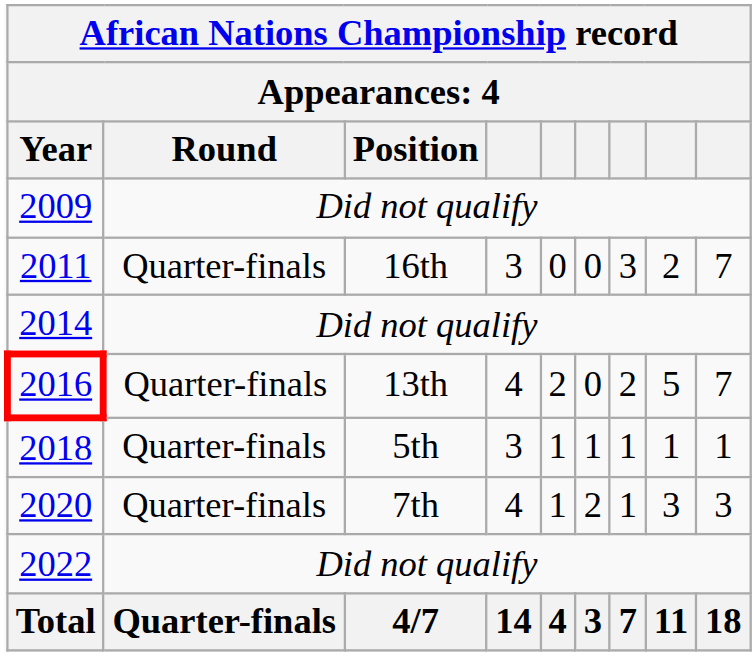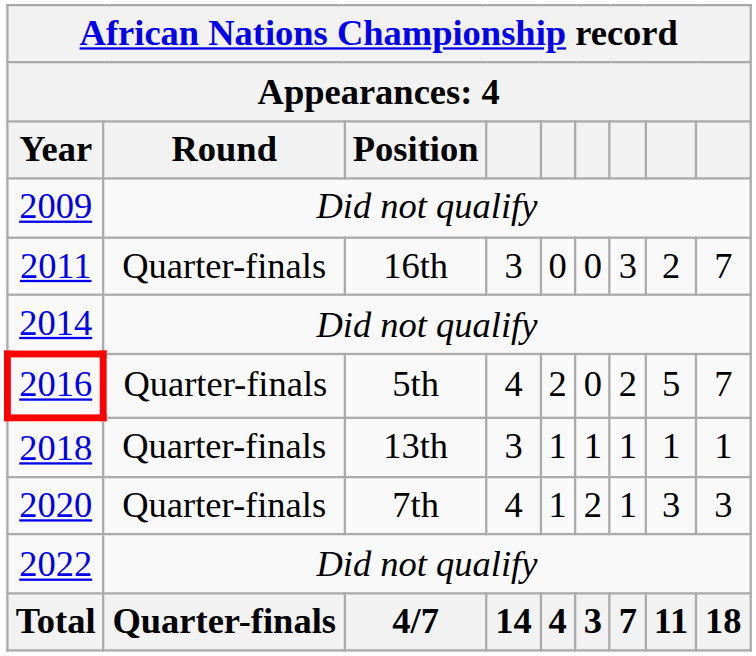(416, 385) 13th -> (416, 385) 5th
(416, 446) 5th -> (416, 446) 13th
